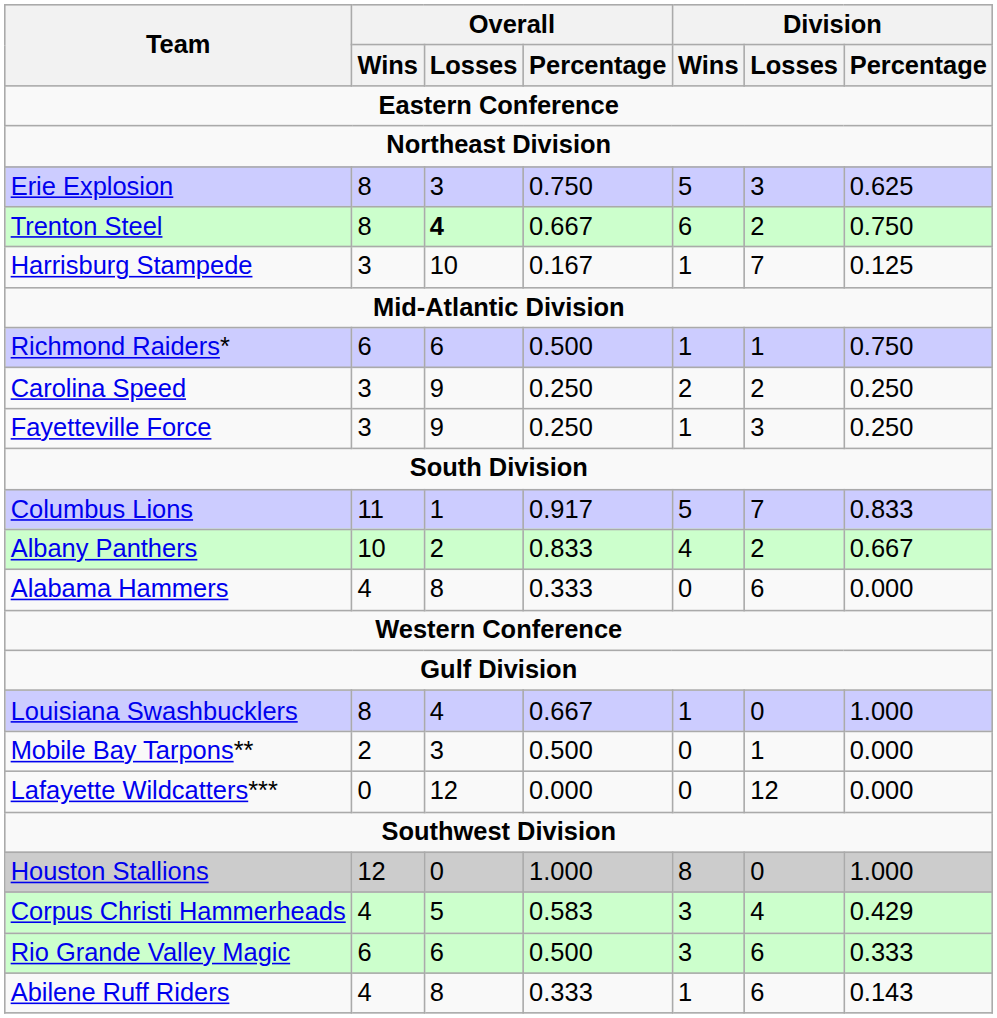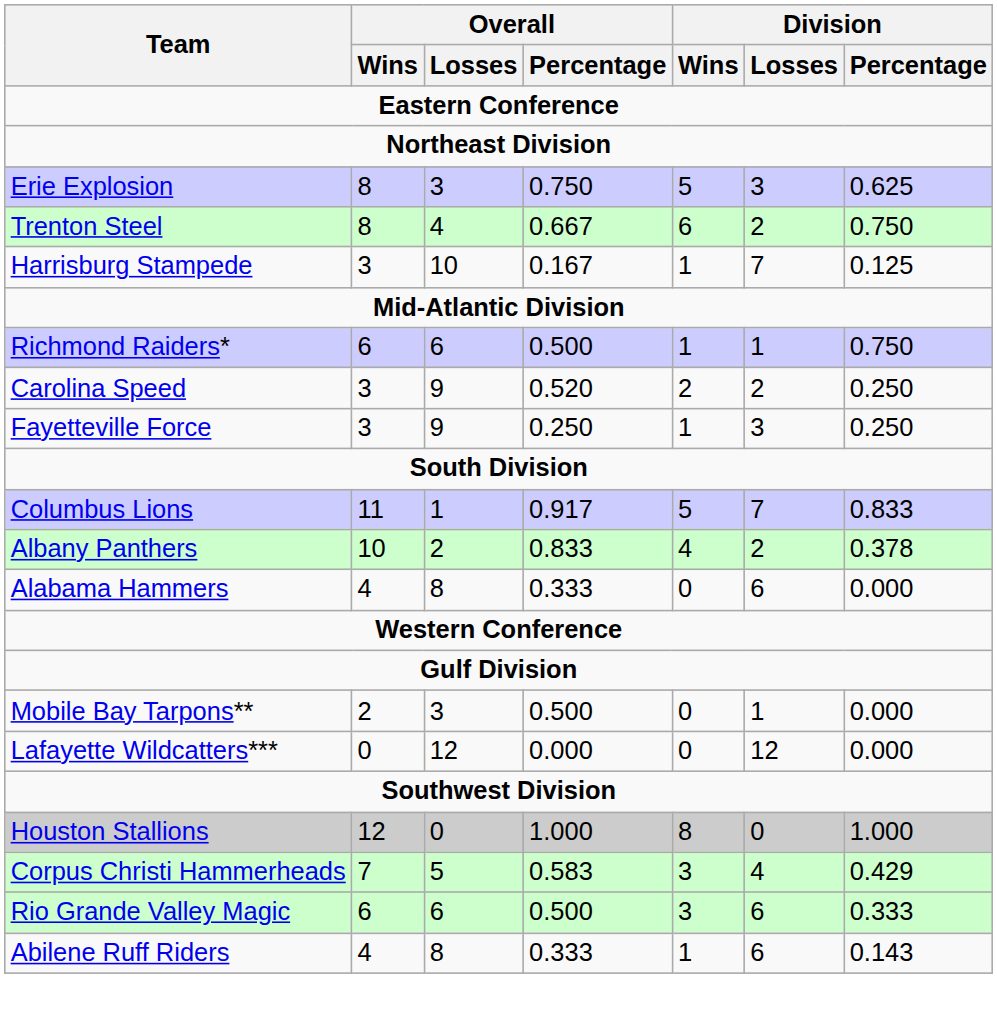(437, 226) bold -> (437, 226) normal
(561, 387) 0.250 -> (561, 387) 0.520
(882, 549) 0.667 -> (882, 549) 0.378
- row: (154, 710)
(365, 912) 4 -> (365, 871) 7
